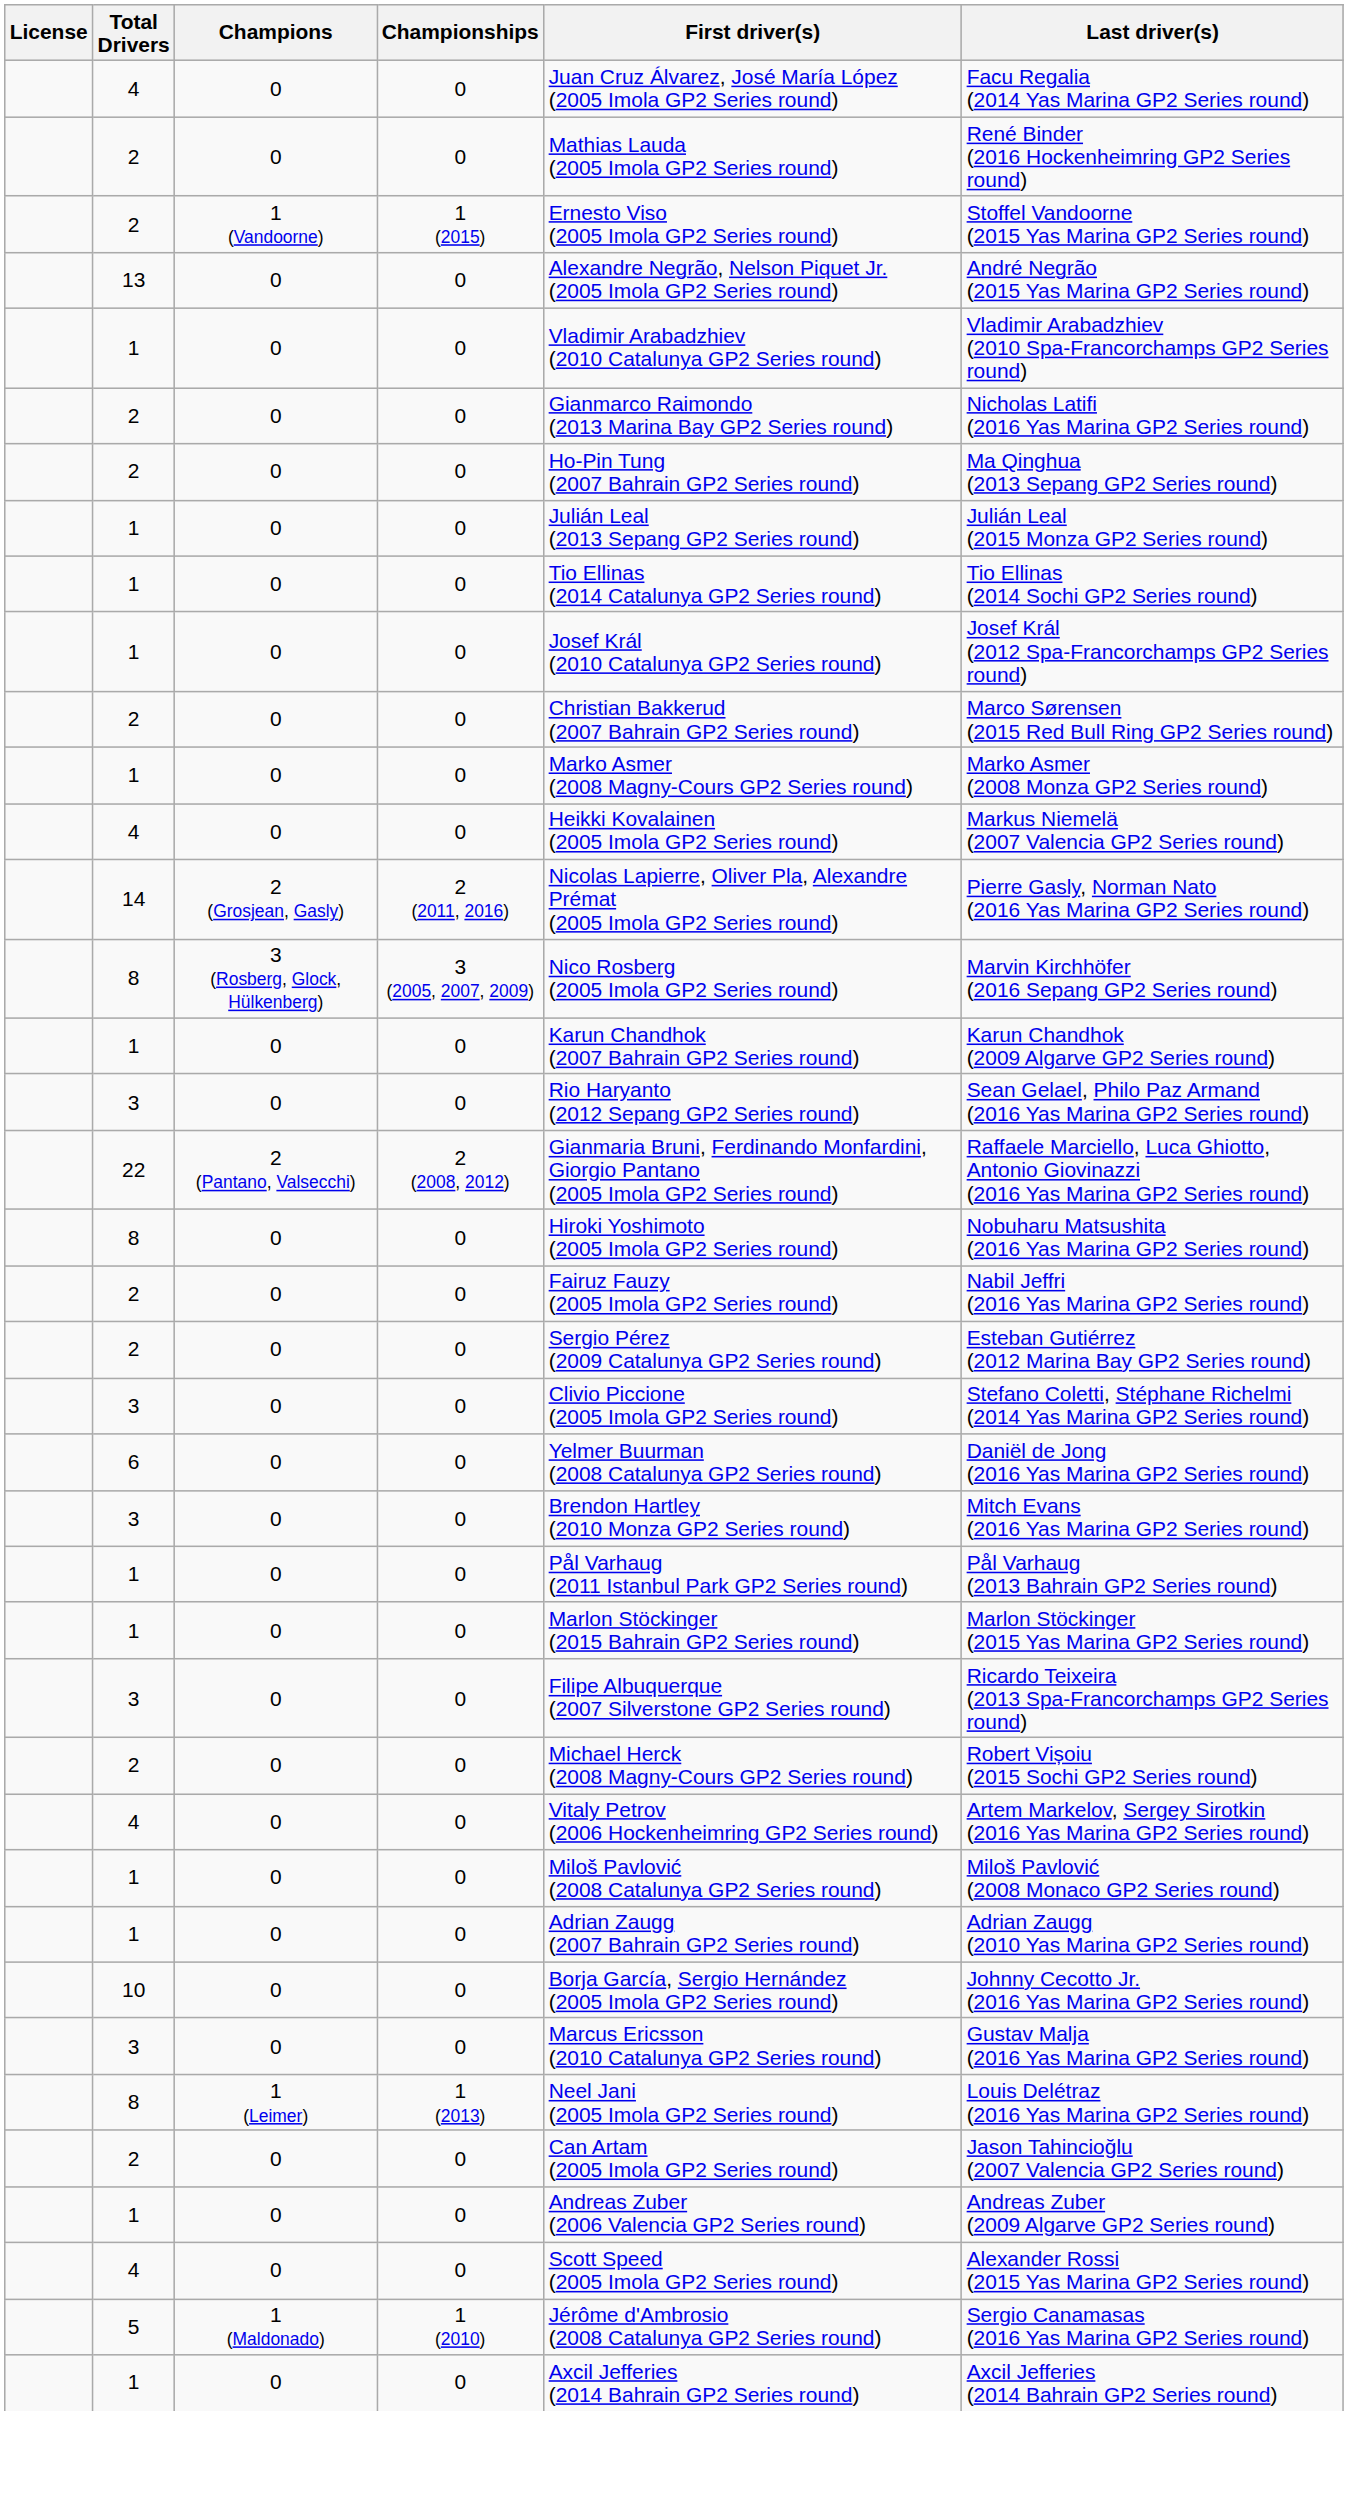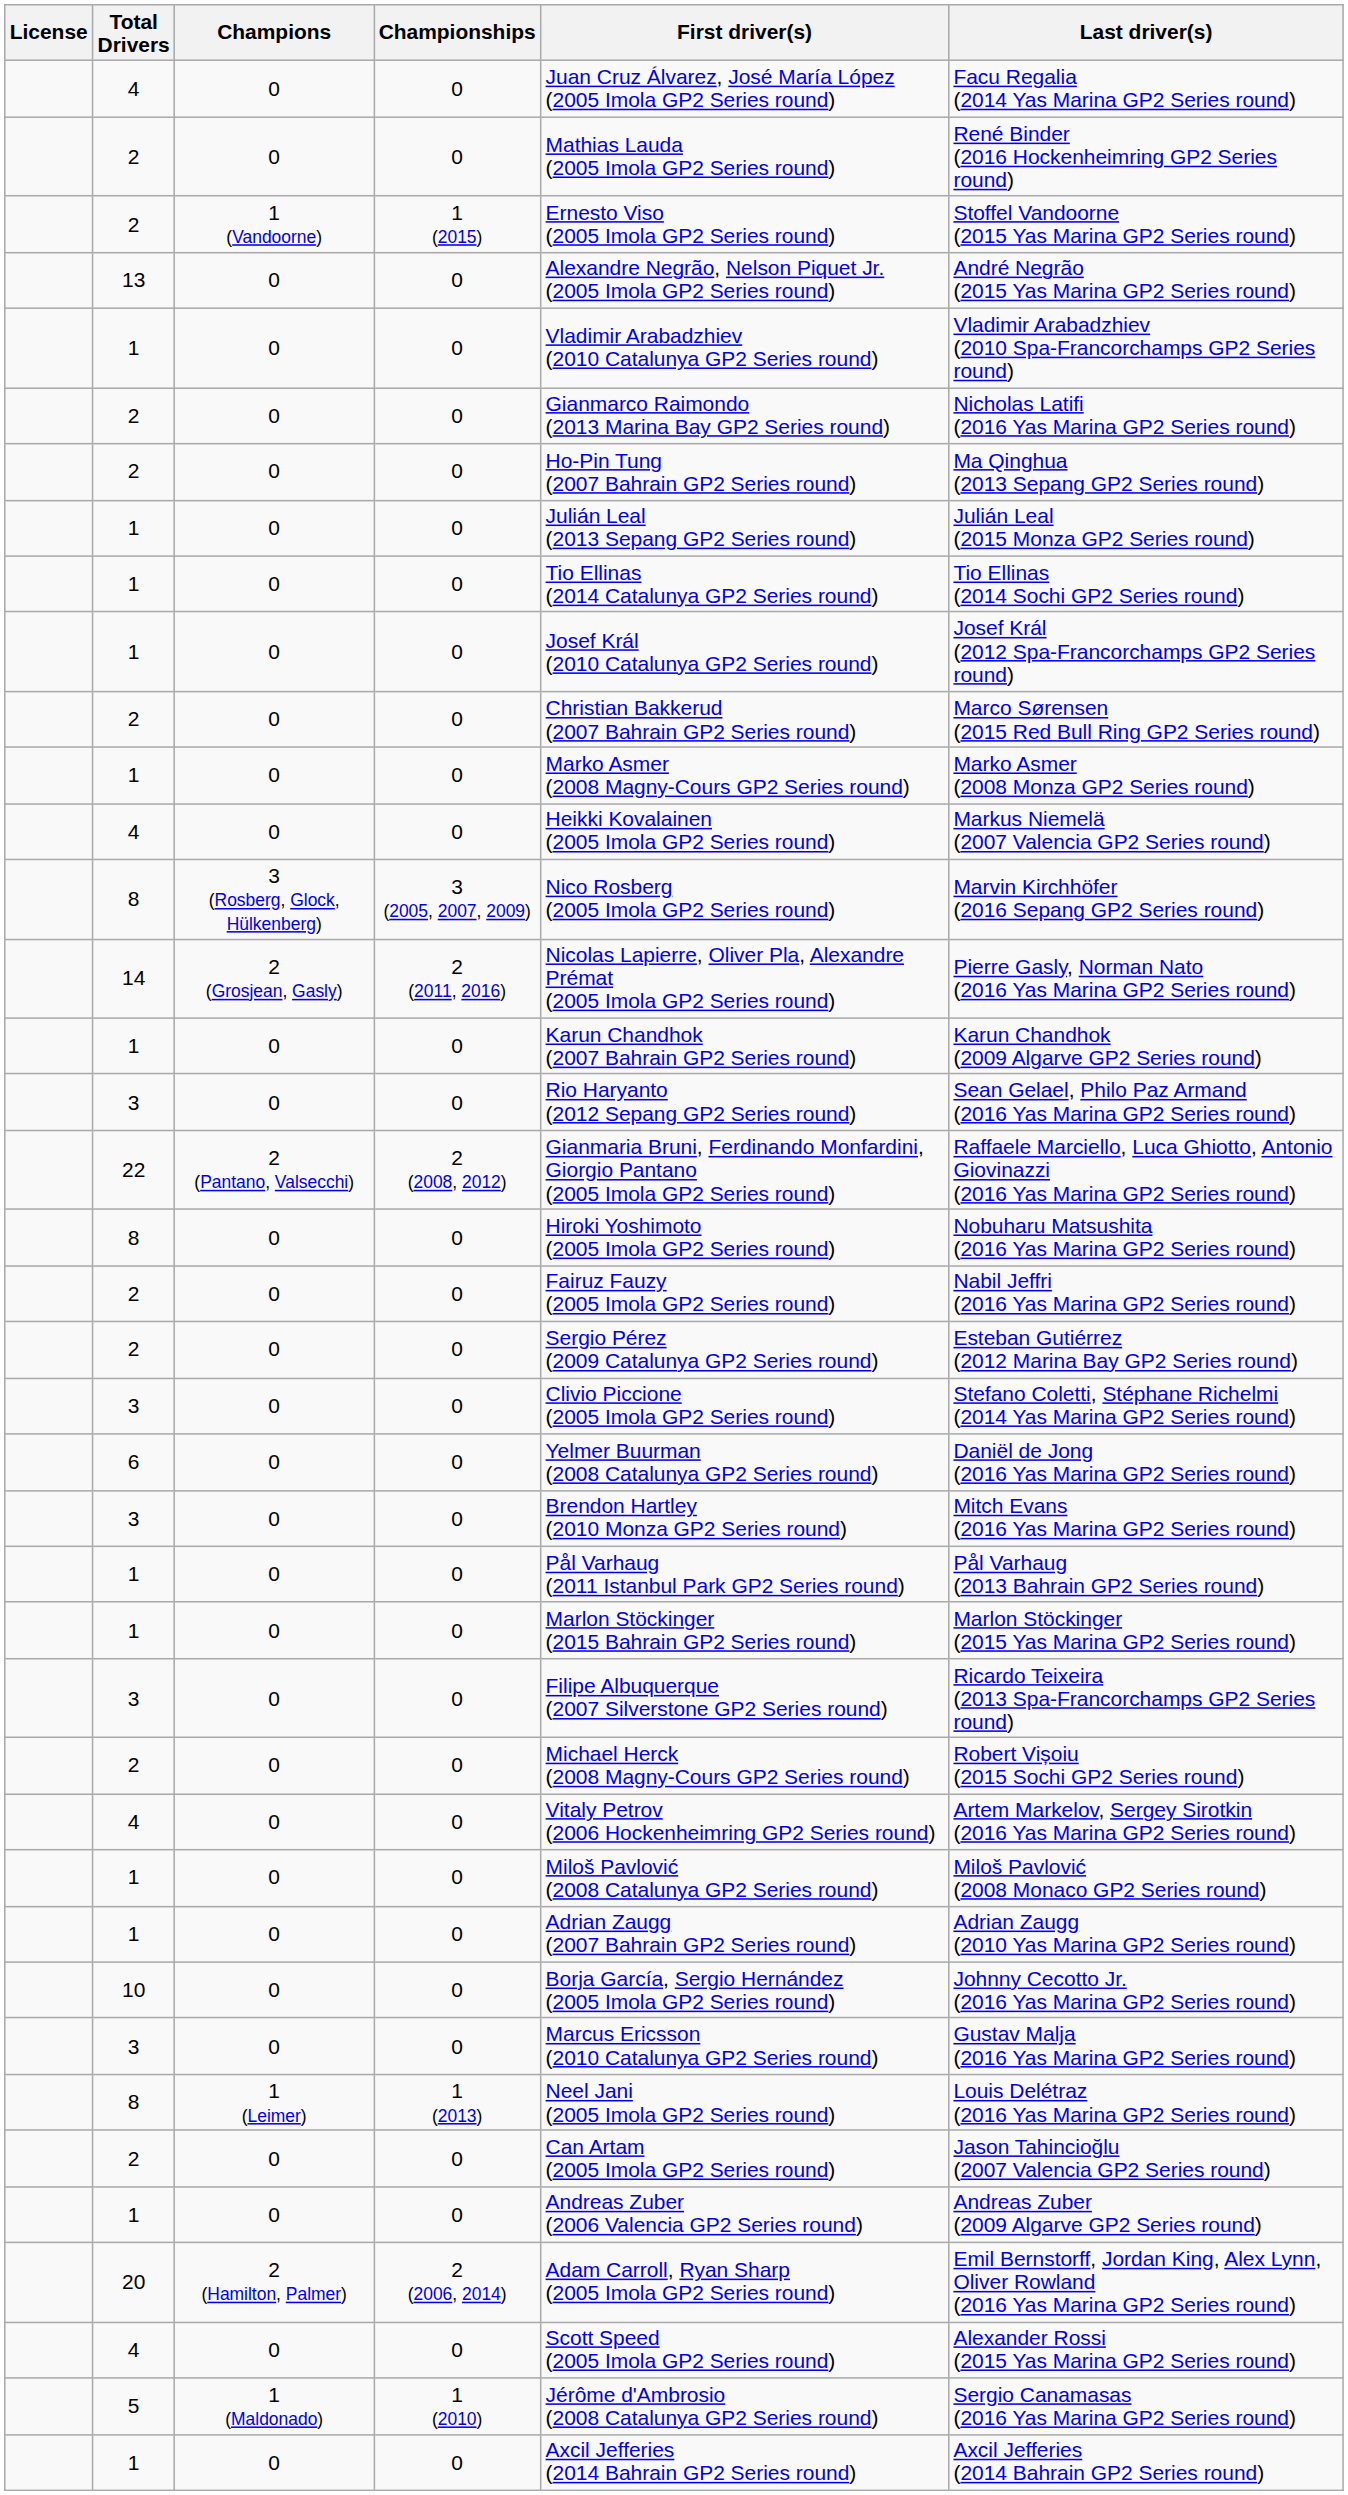rows swapped: (134, 899) <-> (134, 978)
+ row: (134, 2282)
